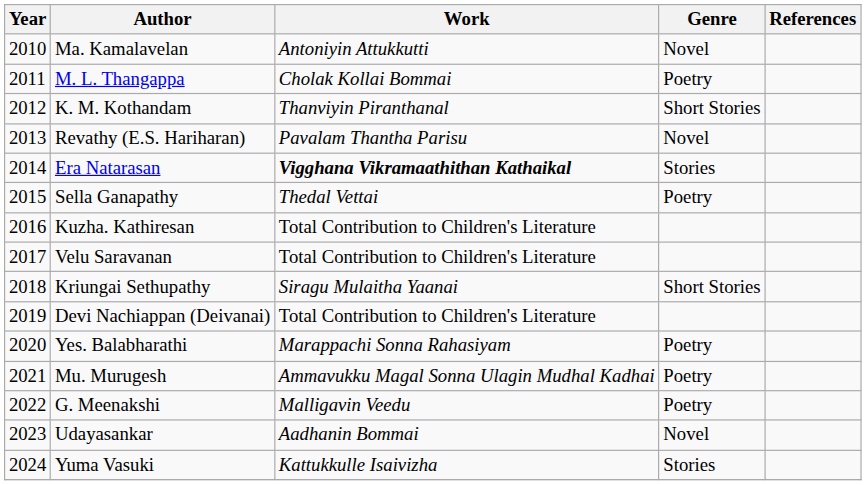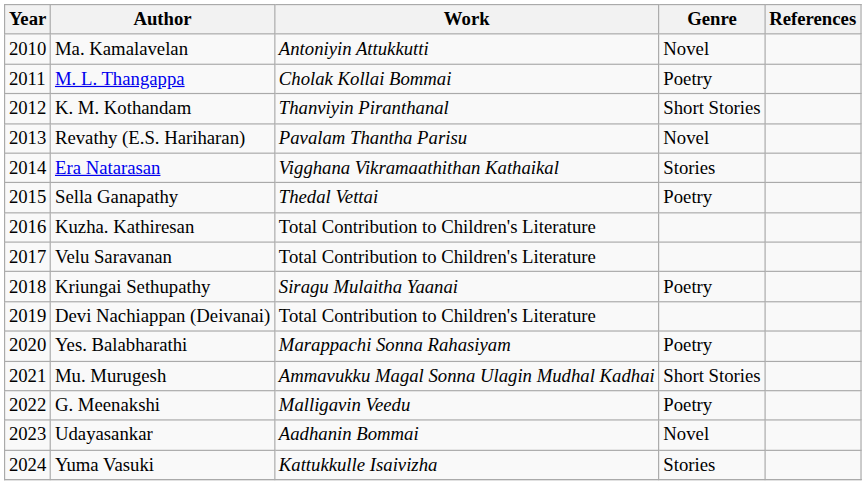(425, 167) bold -> (419, 167) normal
(712, 286) Short Stories -> (688, 286) Poetry
(688, 375) Poetry -> (712, 375) Short Stories
